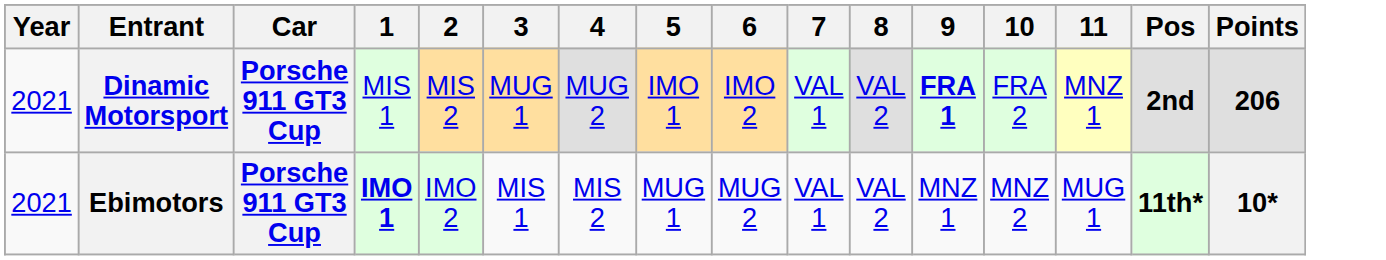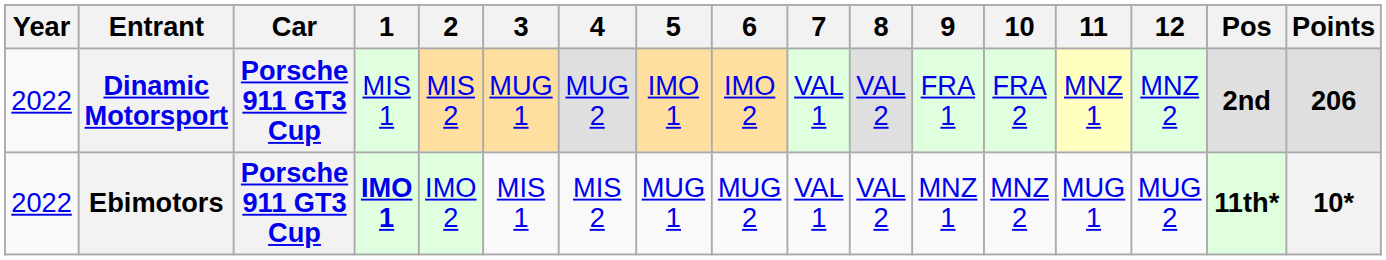+ column: (1170, 27)
(42, 100) 2021 -> (42, 100) 2022
(948, 100) bold -> (948, 100) normal
(42, 204) 2021 -> (42, 204) 2022
